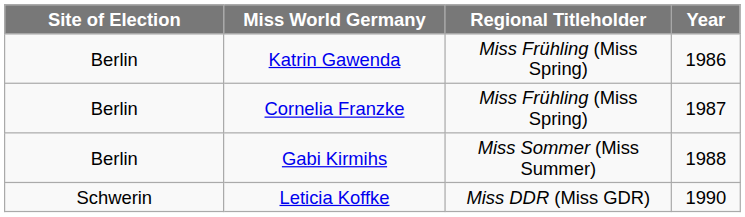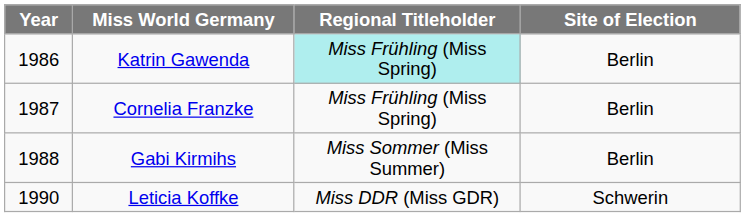columns swapped: (706, 19) <-> (114, 19)
(558, 59) no background -> (407, 59) paleturquoise background
